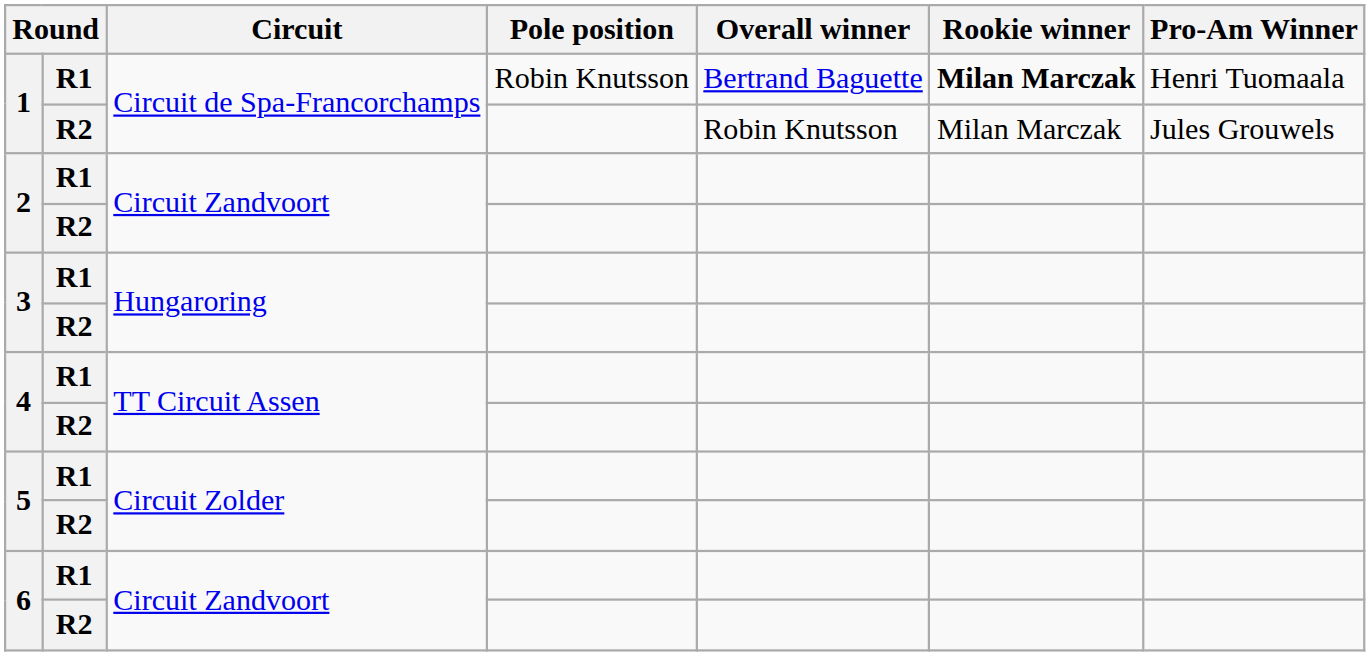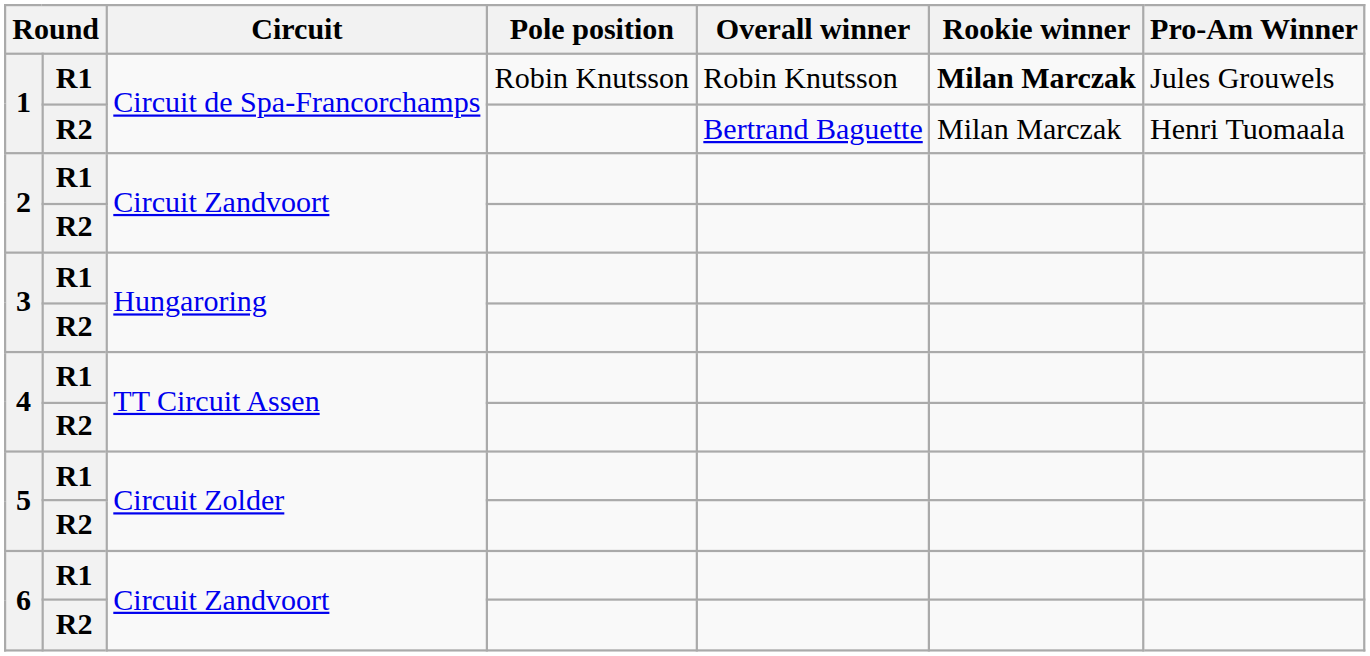(813, 78) Bertrand Baguette -> (801, 78) Robin Knutsson
(1247, 78) Henri Tuomaala -> (1242, 78) Jules Grouwels
(801, 128) Robin Knutsson -> (813, 128) Bertrand Baguette
(1242, 128) Jules Grouwels -> (1247, 128) Henri Tuomaala
